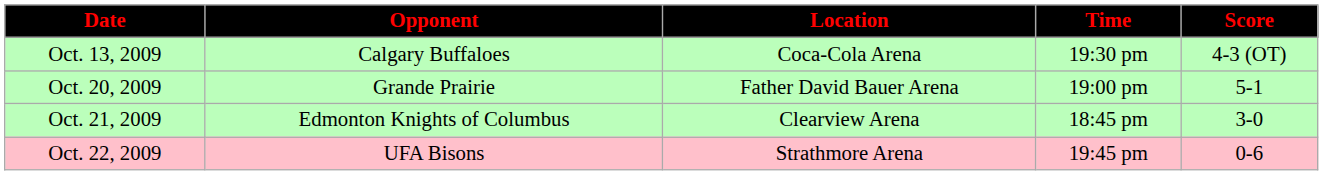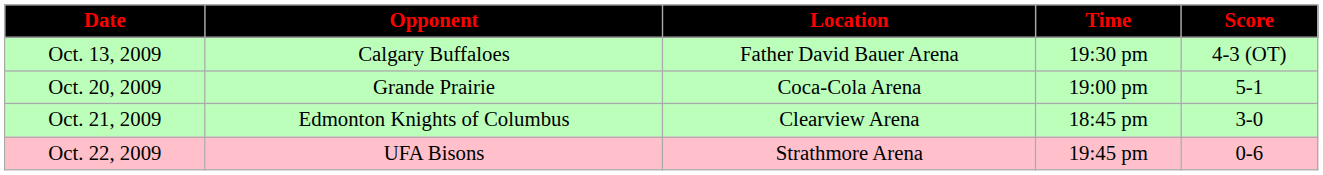(849, 53) Coca-Cola Arena -> (849, 53) Father David Bauer Arena
(849, 86) Father David Bauer Arena -> (849, 86) Coca-Cola Arena
